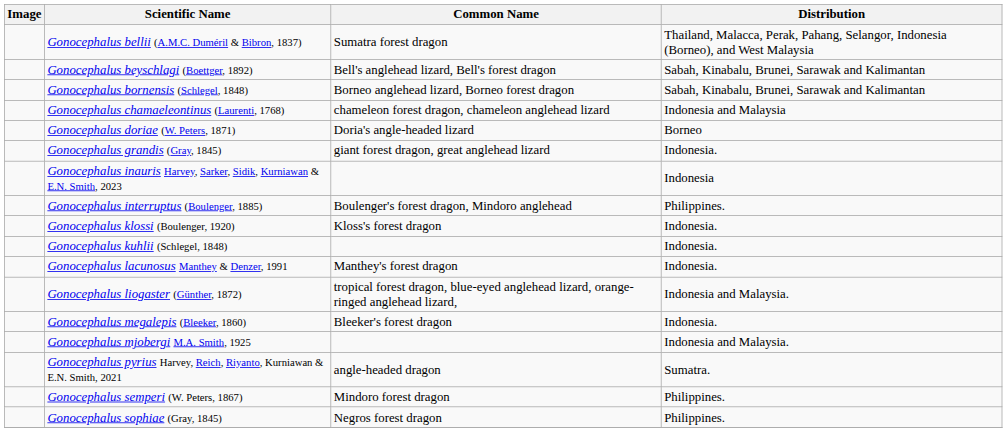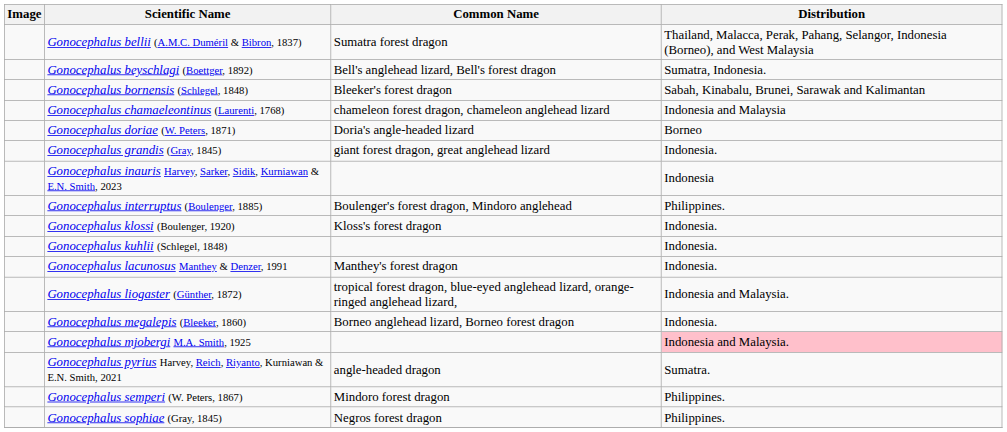(795, 69) Sabah, Kinabalu, Brunei, Sarawak and Kalimantan -> (715, 69) Sumatra, Indonesia.
(454, 89) Borneo anglehead lizard, Borneo forest dragon -> (393, 89) Bleeker's forest dragon
(393, 321) Bleeker's forest dragon -> (454, 321) Borneo anglehead lizard, Borneo forest dragon
(727, 342) no background -> (727, 342) pink background
